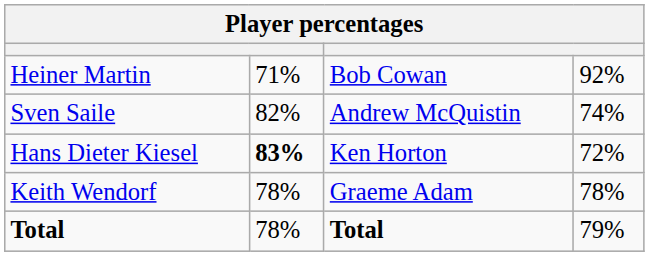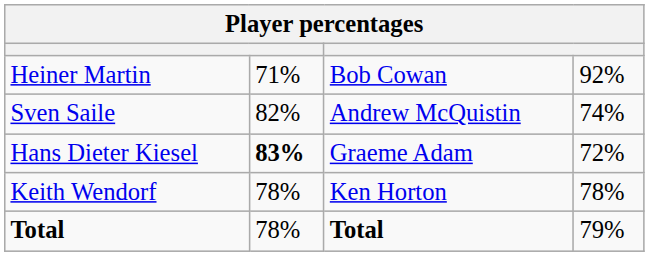(388, 152) Ken Horton -> (401, 152) Graeme Adam
(401, 191) Graeme Adam -> (388, 191) Ken Horton
